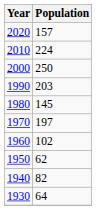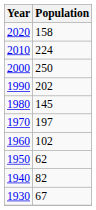(44, 31) 157 -> (44, 31) 158
(44, 86) 203 -> (44, 86) 202
(41, 196) 64 -> (41, 196) 67
